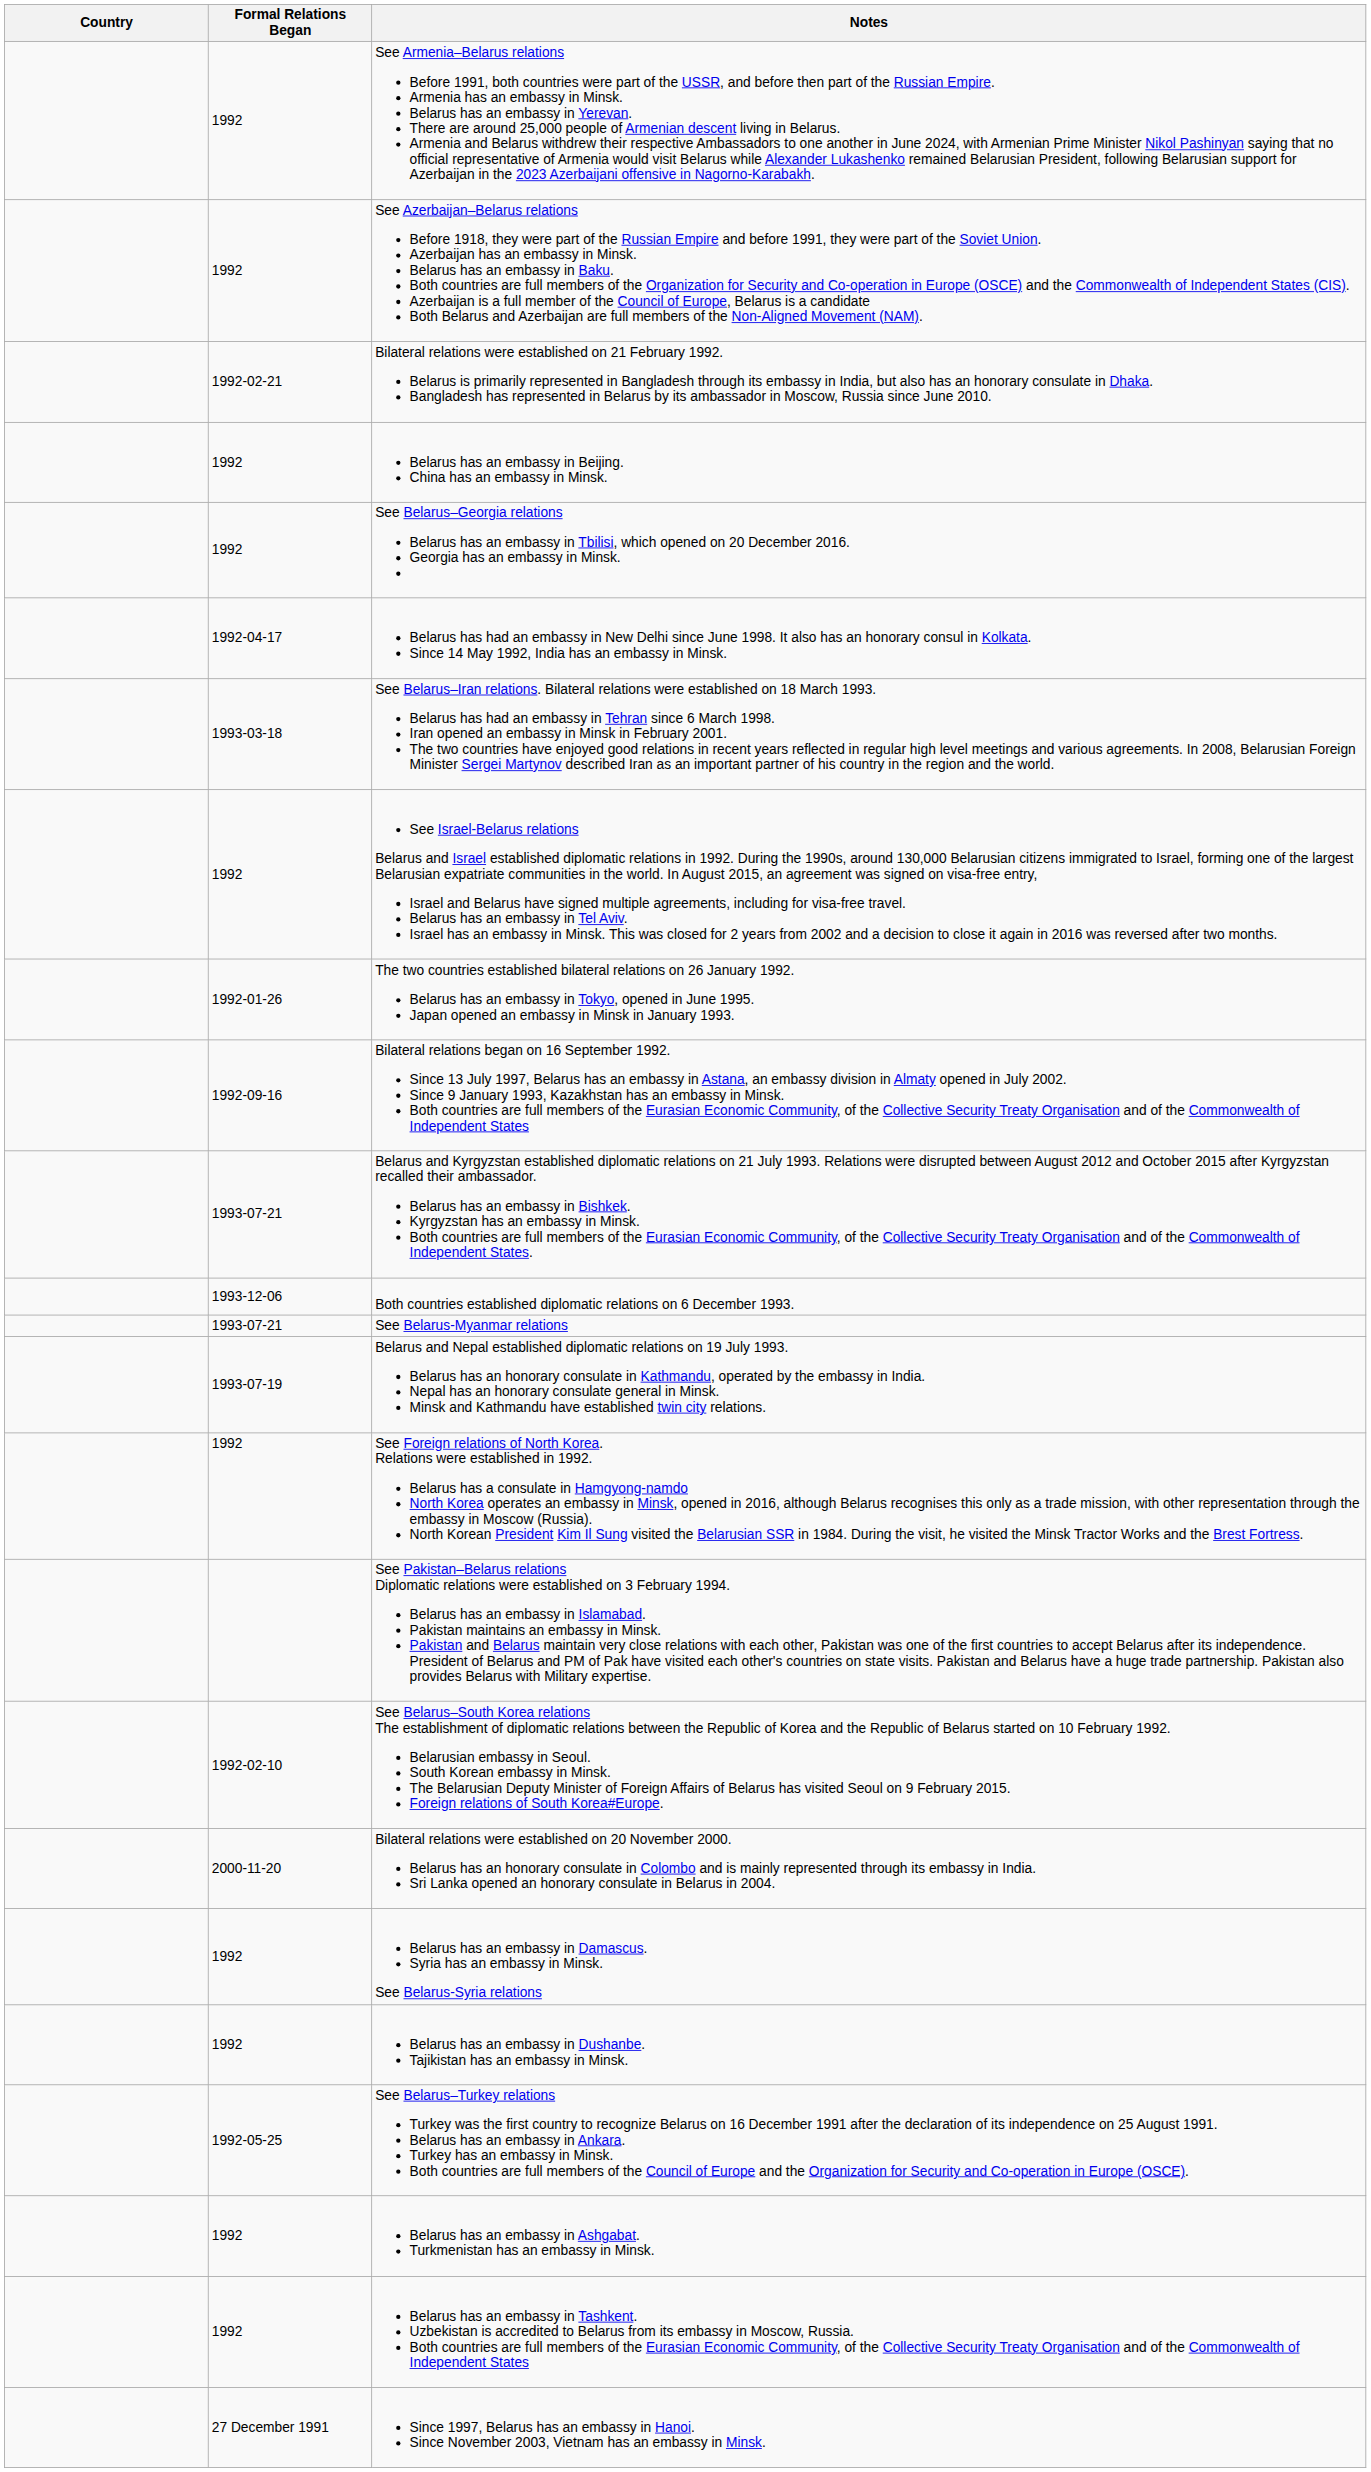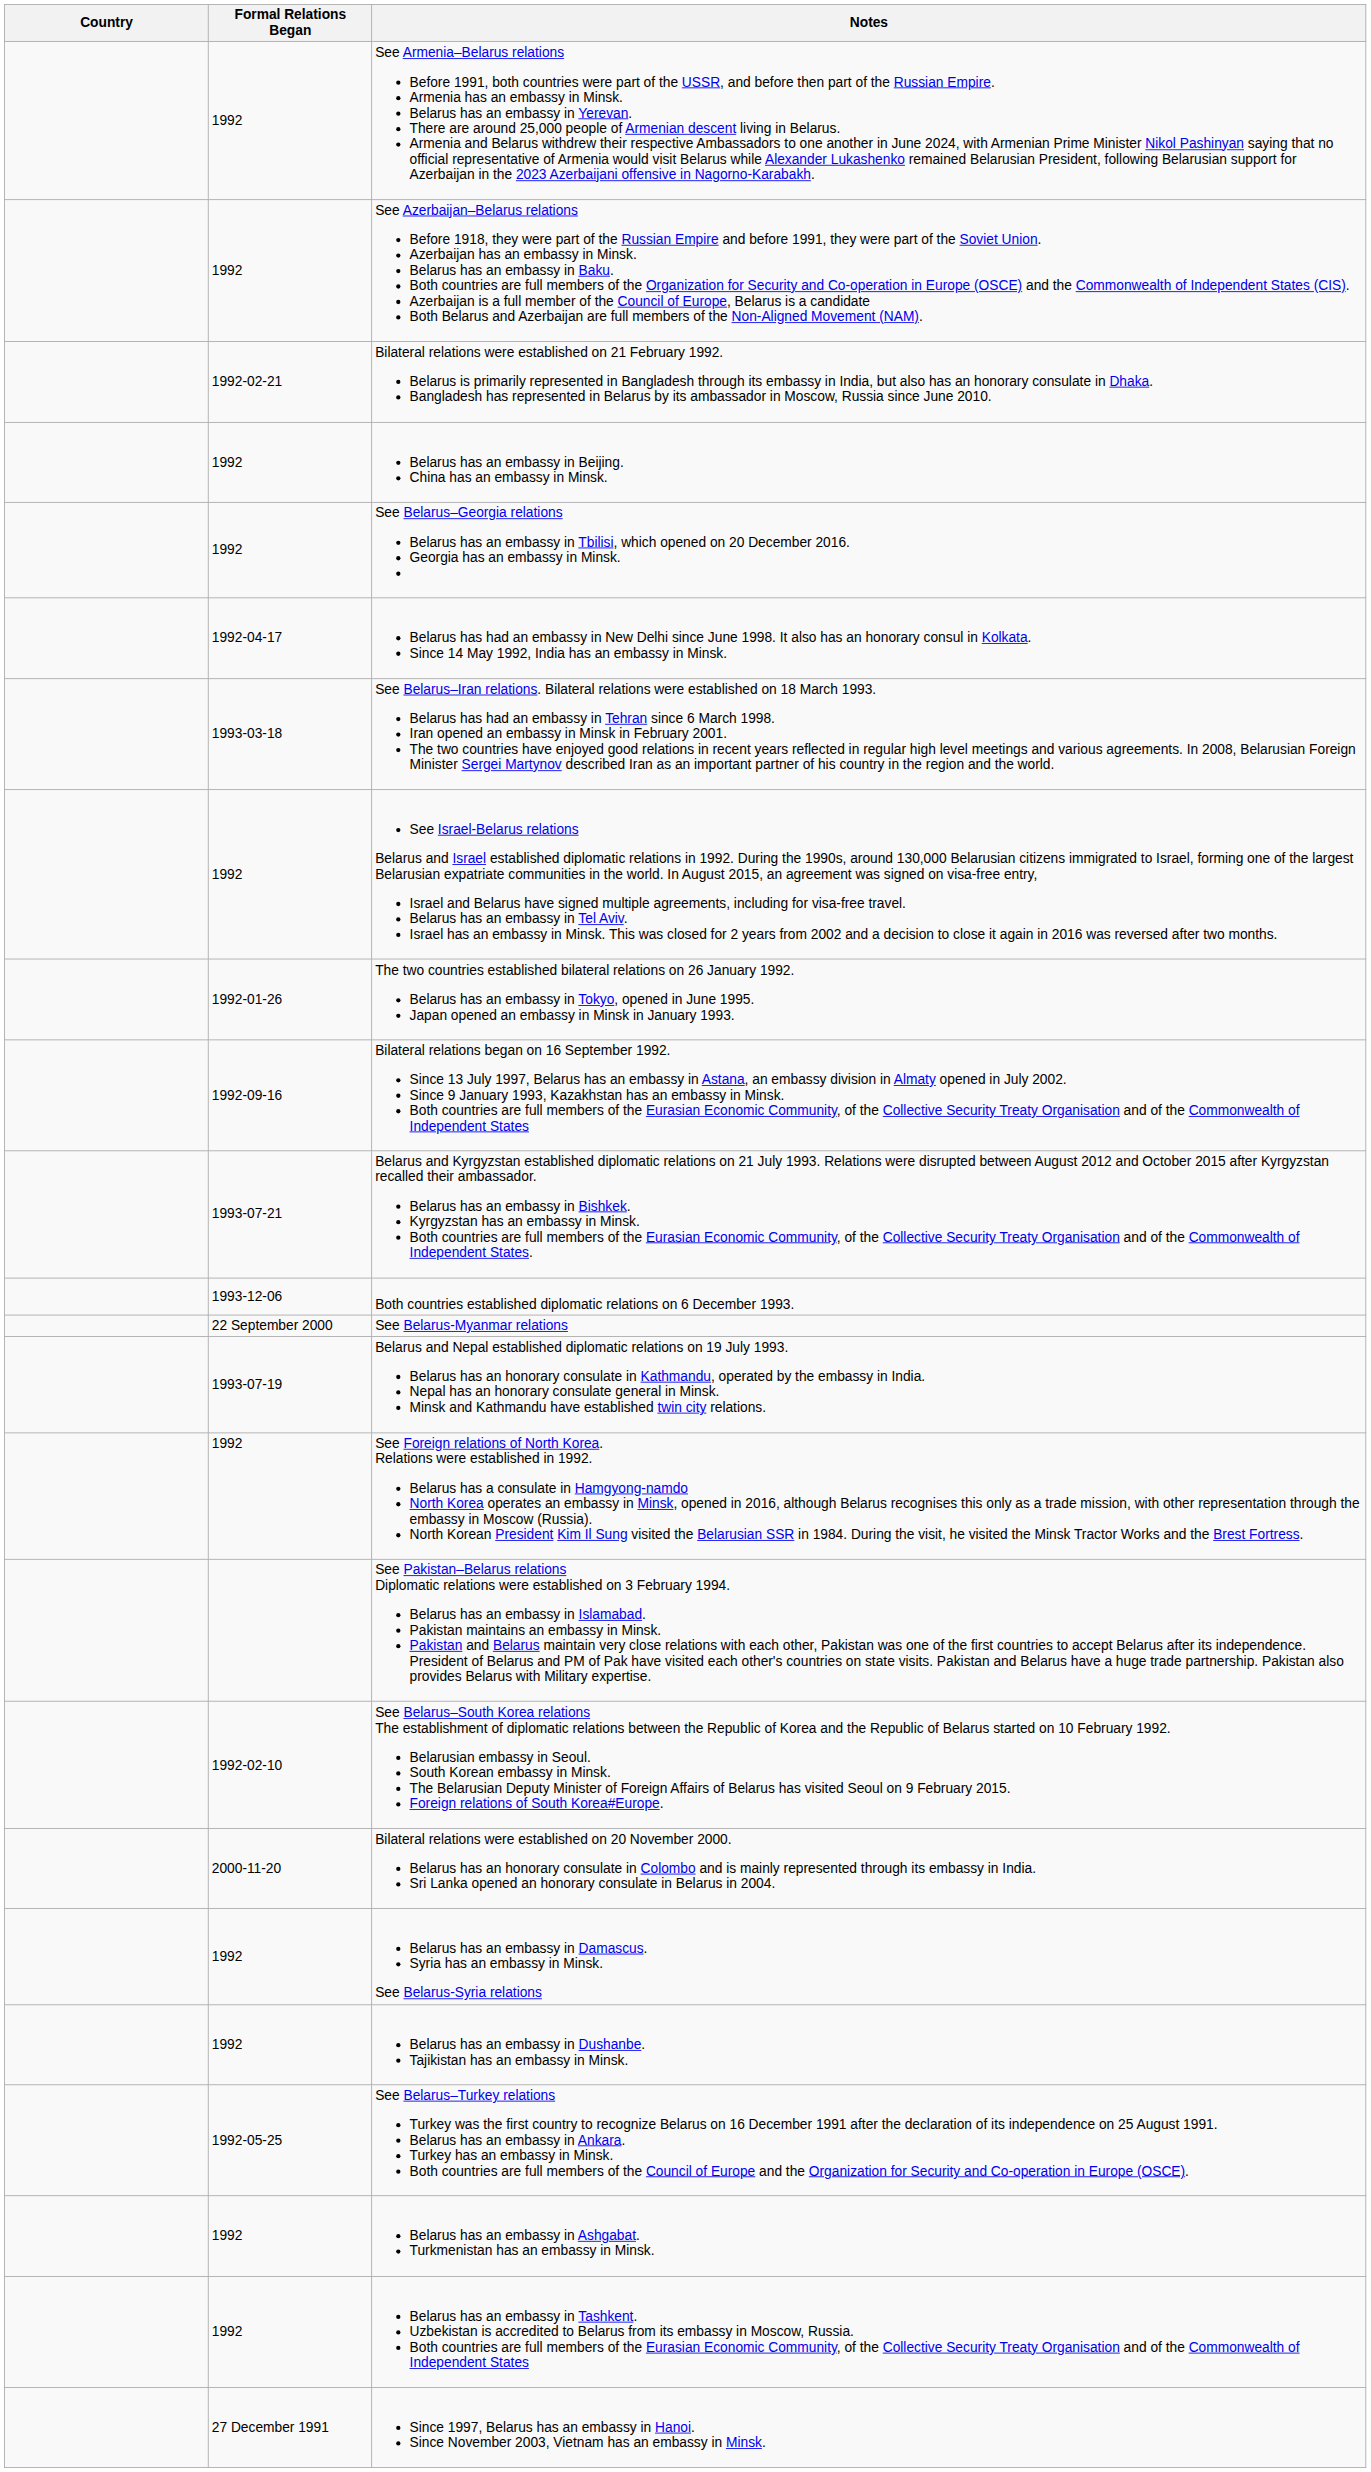(247, 1325) 1993-07-21 -> (272, 1325) 22 September 2000
